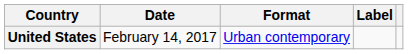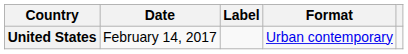columns swapped: (287, 15) <-> (375, 15)
